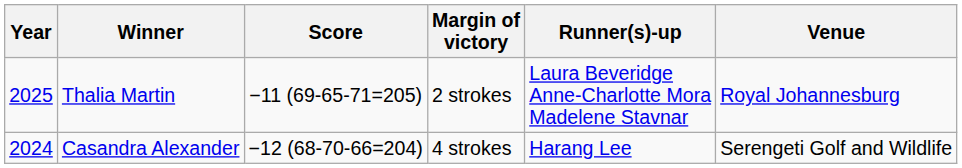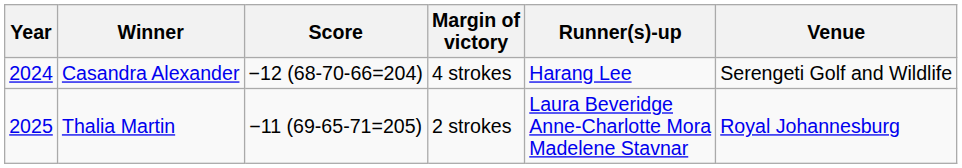rows swapped: (119, 95) <-> (151, 148)
